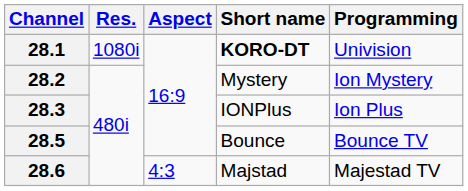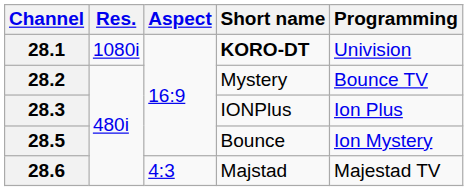(383, 79) Ion Mystery -> (381, 79) Bounce TV
(381, 140) Bounce TV -> (383, 140) Ion Mystery
